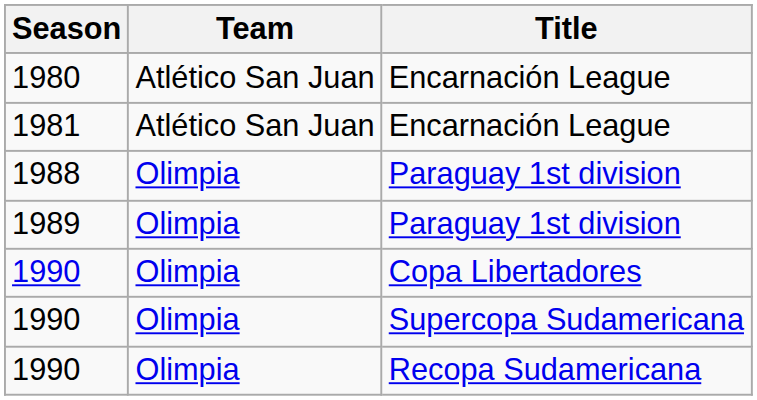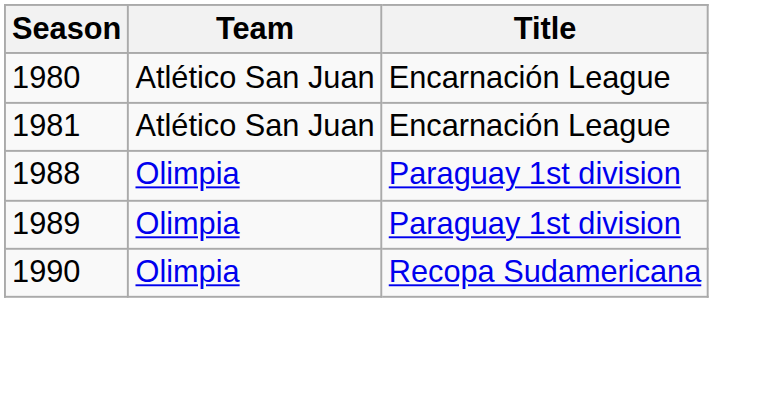- row: (46, 272)
- row: (46, 321)
